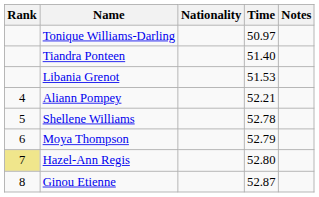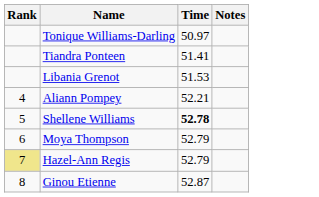- column: (211, 15)
(261, 56) 51.40 -> (195, 56) 51.41
(261, 119) normal -> (195, 119) bold
(261, 160) 52.80 -> (195, 160) 52.79
